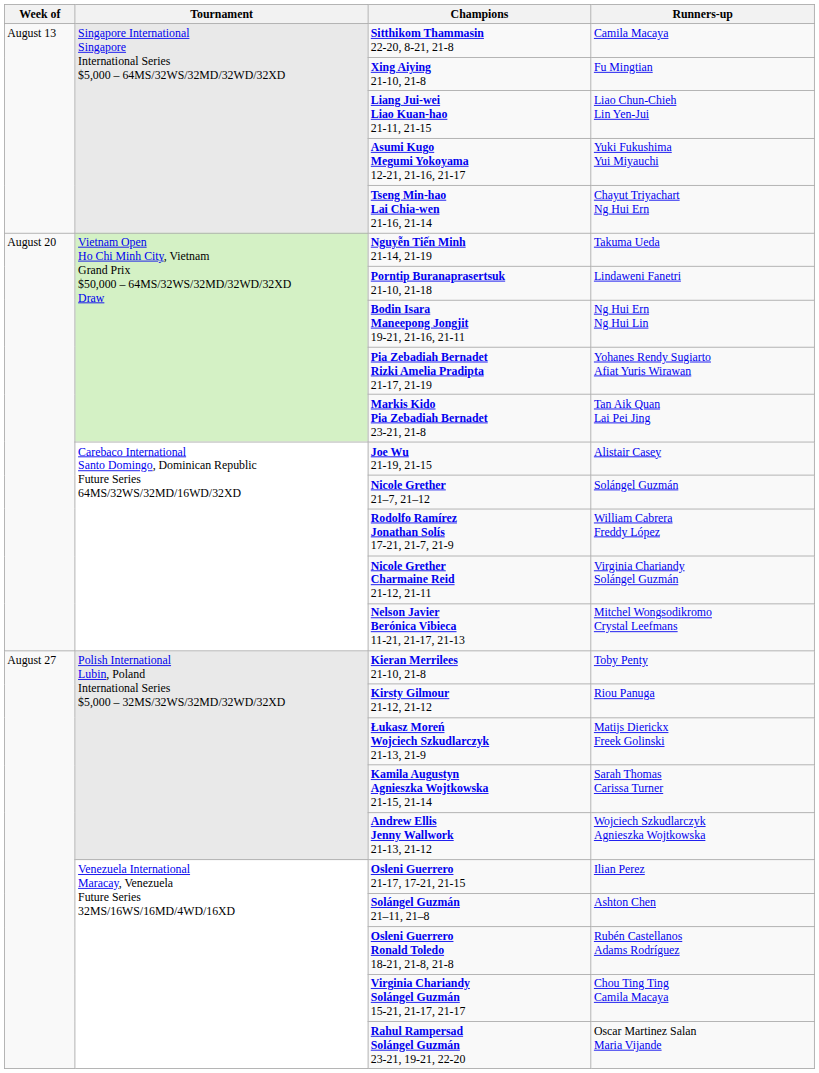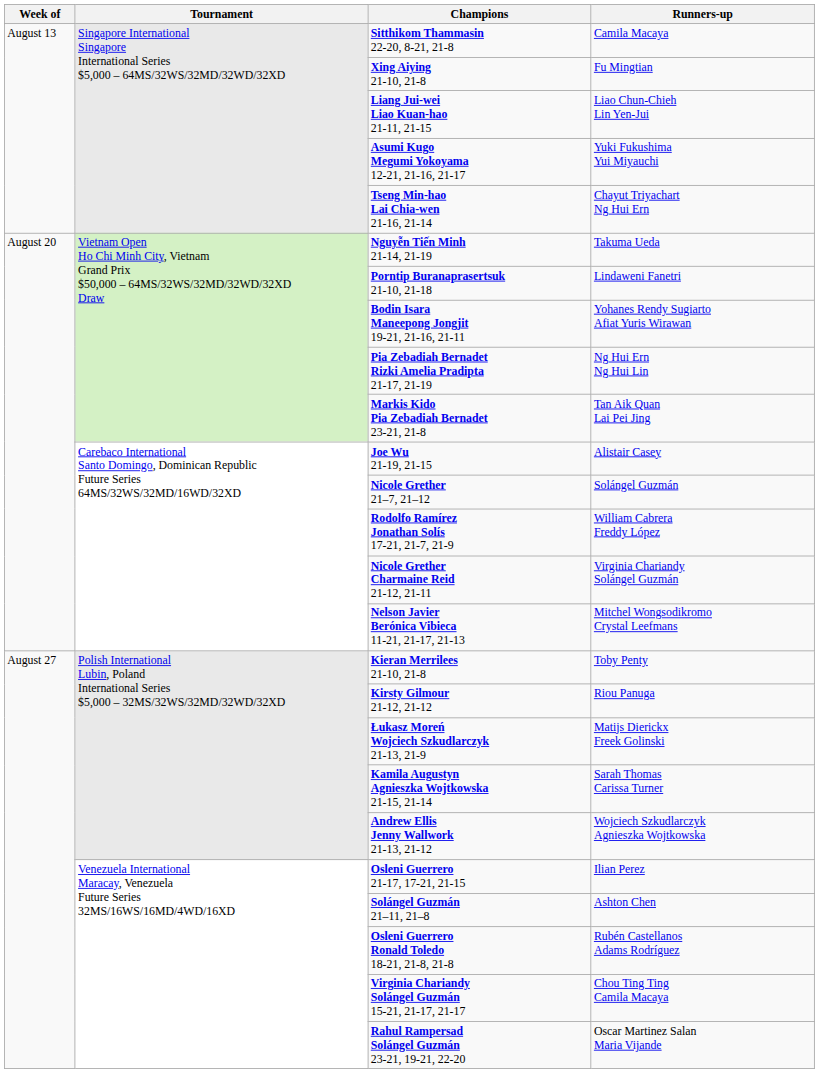(621, 316) Ng Hui Ern Ng Hui Lin -> (652, 316) Yohanes Rendy Sugiarto Afiat Yuris Wirawan
(652, 363) Yohanes Rendy Sugiarto Afiat Yuris Wirawan -> (621, 363) Ng Hui Ern Ng Hui Lin
